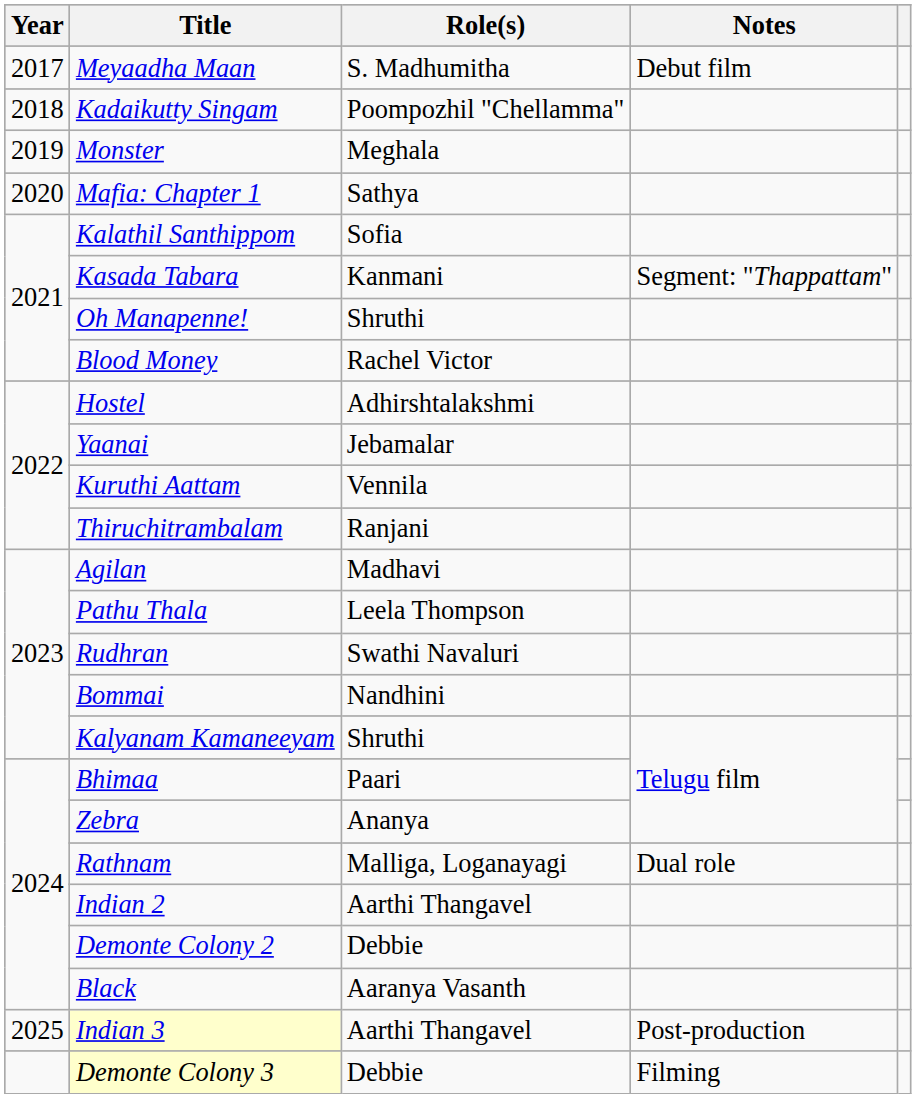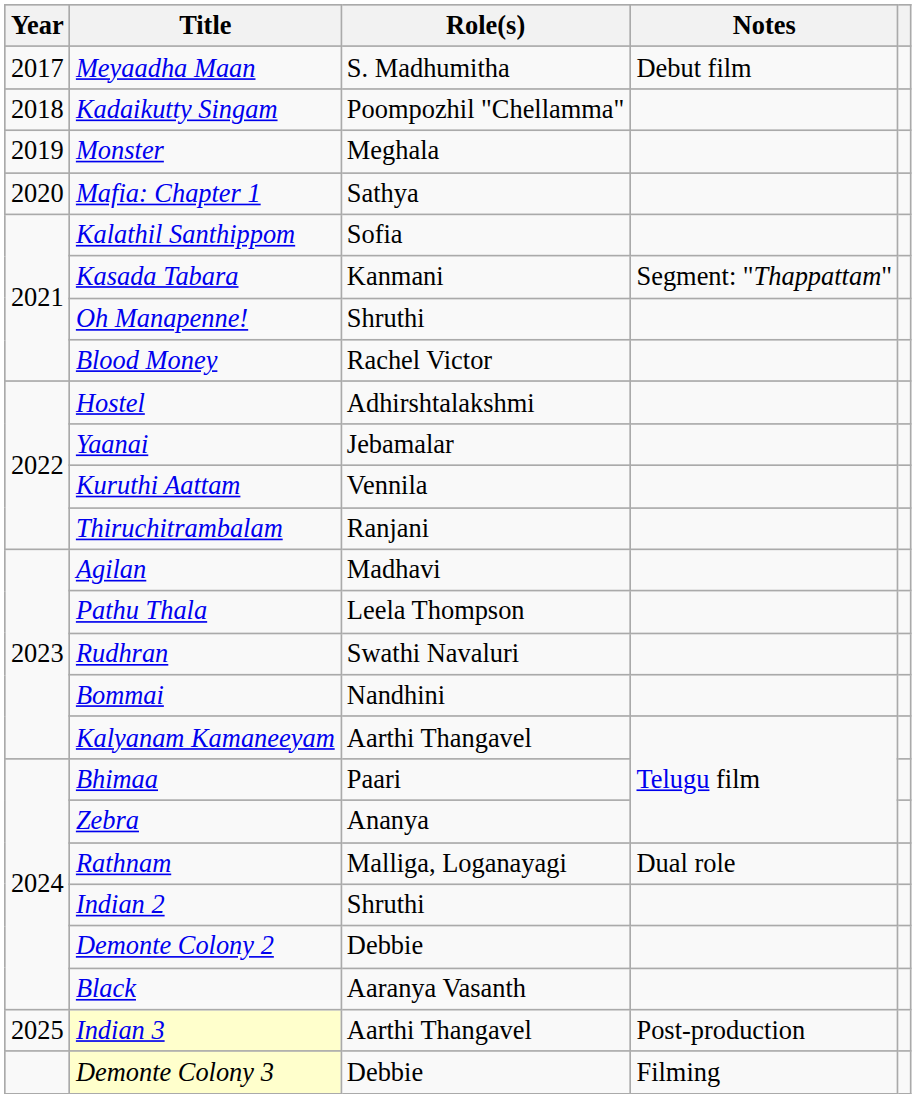(386, 737) Shruthi -> (439, 737) Aarthi Thangavel
(439, 904) Aarthi Thangavel -> (386, 904) Shruthi
